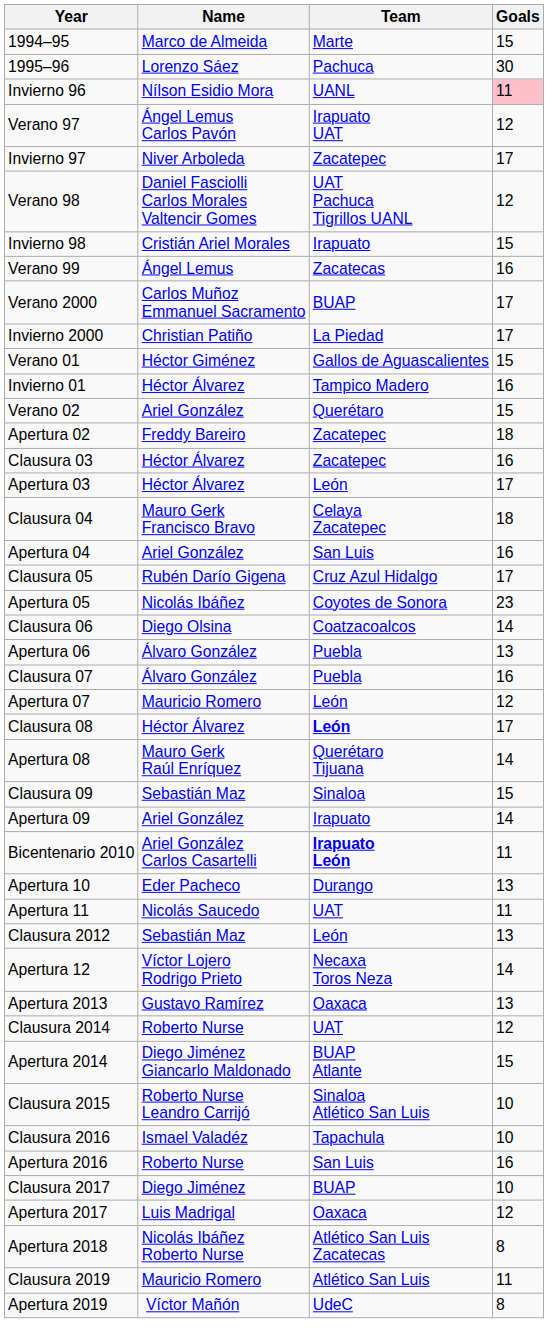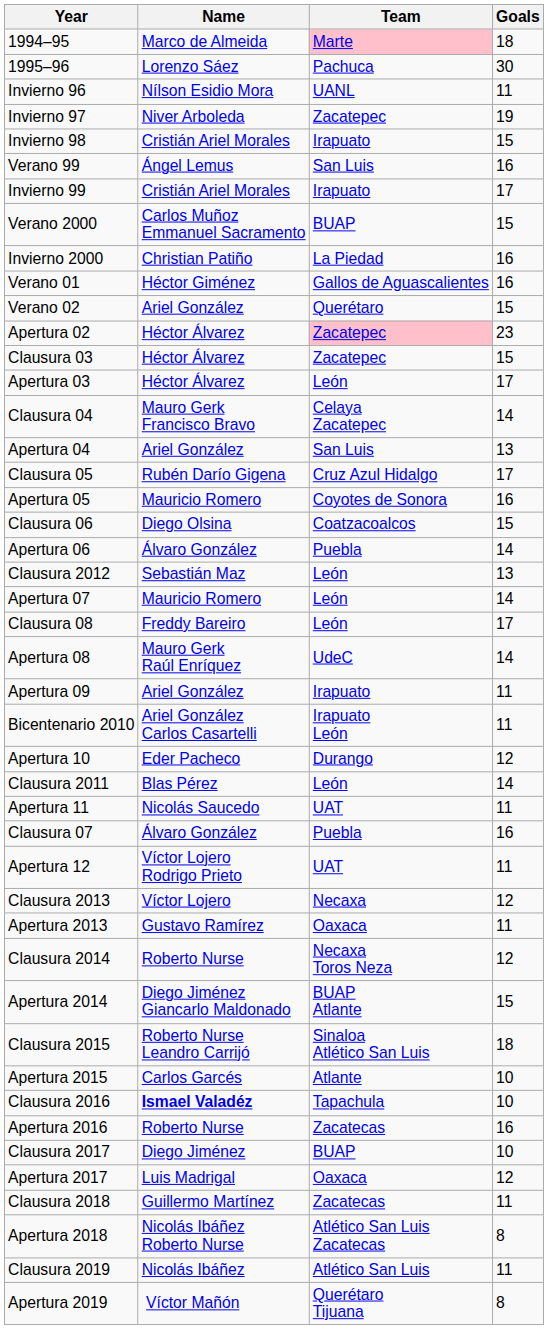(333, 41) no background -> (333, 41) pink background
(505, 41) 15 -> (505, 41) 18
(504, 91) pink background -> (504, 91) no background
- row: (44, 125)
(505, 158) 17 -> (505, 116) 19
- row: (44, 201)
(349, 268) Zacatecas -> (343, 166) San Luis
+ row: (47, 191)
(505, 302) 17 -> (505, 224) 15
(505, 336) 17 -> (505, 258) 16
(505, 361) 15 -> (505, 283) 16
- row: (47, 385)
(194, 435) Freddy Bareiro -> (193, 332) Héctor Álvarez
(349, 435) no background -> (349, 332) pink background
(505, 435) 18 -> (505, 332) 23
(505, 460) 16 -> (505, 357) 15
(505, 519) 18 -> (505, 416) 14
(505, 552) 16 -> (505, 450) 13
(193, 602) Nicolás Ibáñez -> (201, 499) Mauricio Romero
(505, 602) 23 -> (505, 499) 16
(505, 627) 14 -> (505, 524) 15
(505, 652) 13 -> (505, 549) 14
rows swapped: (50, 677) <-> (59, 936)
(505, 701) 12 -> (505, 599) 14
(193, 726) Héctor Álvarez -> (194, 624) Freddy Bareiro
(332, 726) bold -> (330, 624) normal
(348, 760) Querétaro Tijuana -> (333, 657) UdeC
- row: (50, 794)
(505, 819) 14 -> (504, 691) 11
(344, 852) bold -> (342, 725) normal
(505, 886) 13 -> (505, 758) 12
+ row: (59, 783)
(352, 969) Necaxa Toros Neza -> (328, 867) UAT
(505, 969) 14 -> (504, 867) 11
+ row: (59, 900)
(505, 1003) 13 -> (504, 925) 11
(328, 1028) UAT -> (352, 959) Necaxa Toros Neza
(505, 1104) 10 -> (505, 1044) 18
+ row: (58, 1078)
(195, 1138) normal -> (197, 1103) bold
(343, 1163) San Luis -> (349, 1127) Zacatecas
+ row: (59, 1202)
(201, 1280) Mauricio Romero -> (193, 1269) Nicolás Ibáñez
(333, 1305) UdeC -> (348, 1303) Querétaro Tijuana
